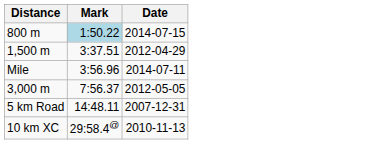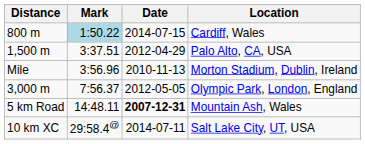+ column: (274, 13)
(156, 70) 2014-07-11 -> (156, 70) 2010-11-13
(155, 107) normal -> (155, 107) bold
(156, 128) 2010-11-13 -> (156, 128) 2014-07-11
